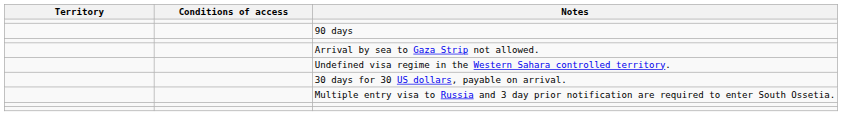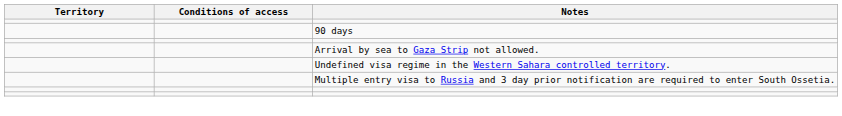- row: (79, 80)
